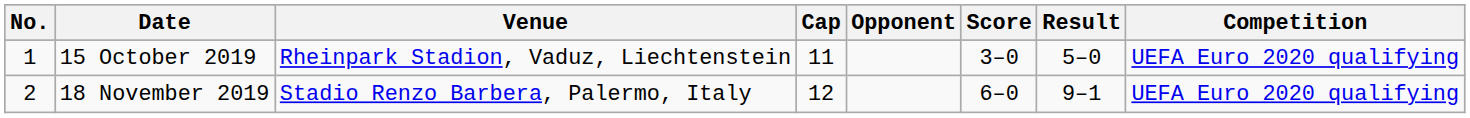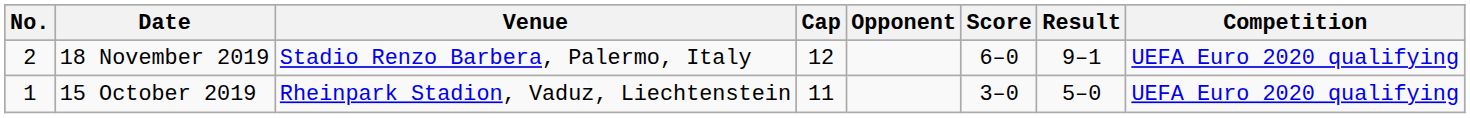rows swapped: (158, 58) <-> (165, 94)
